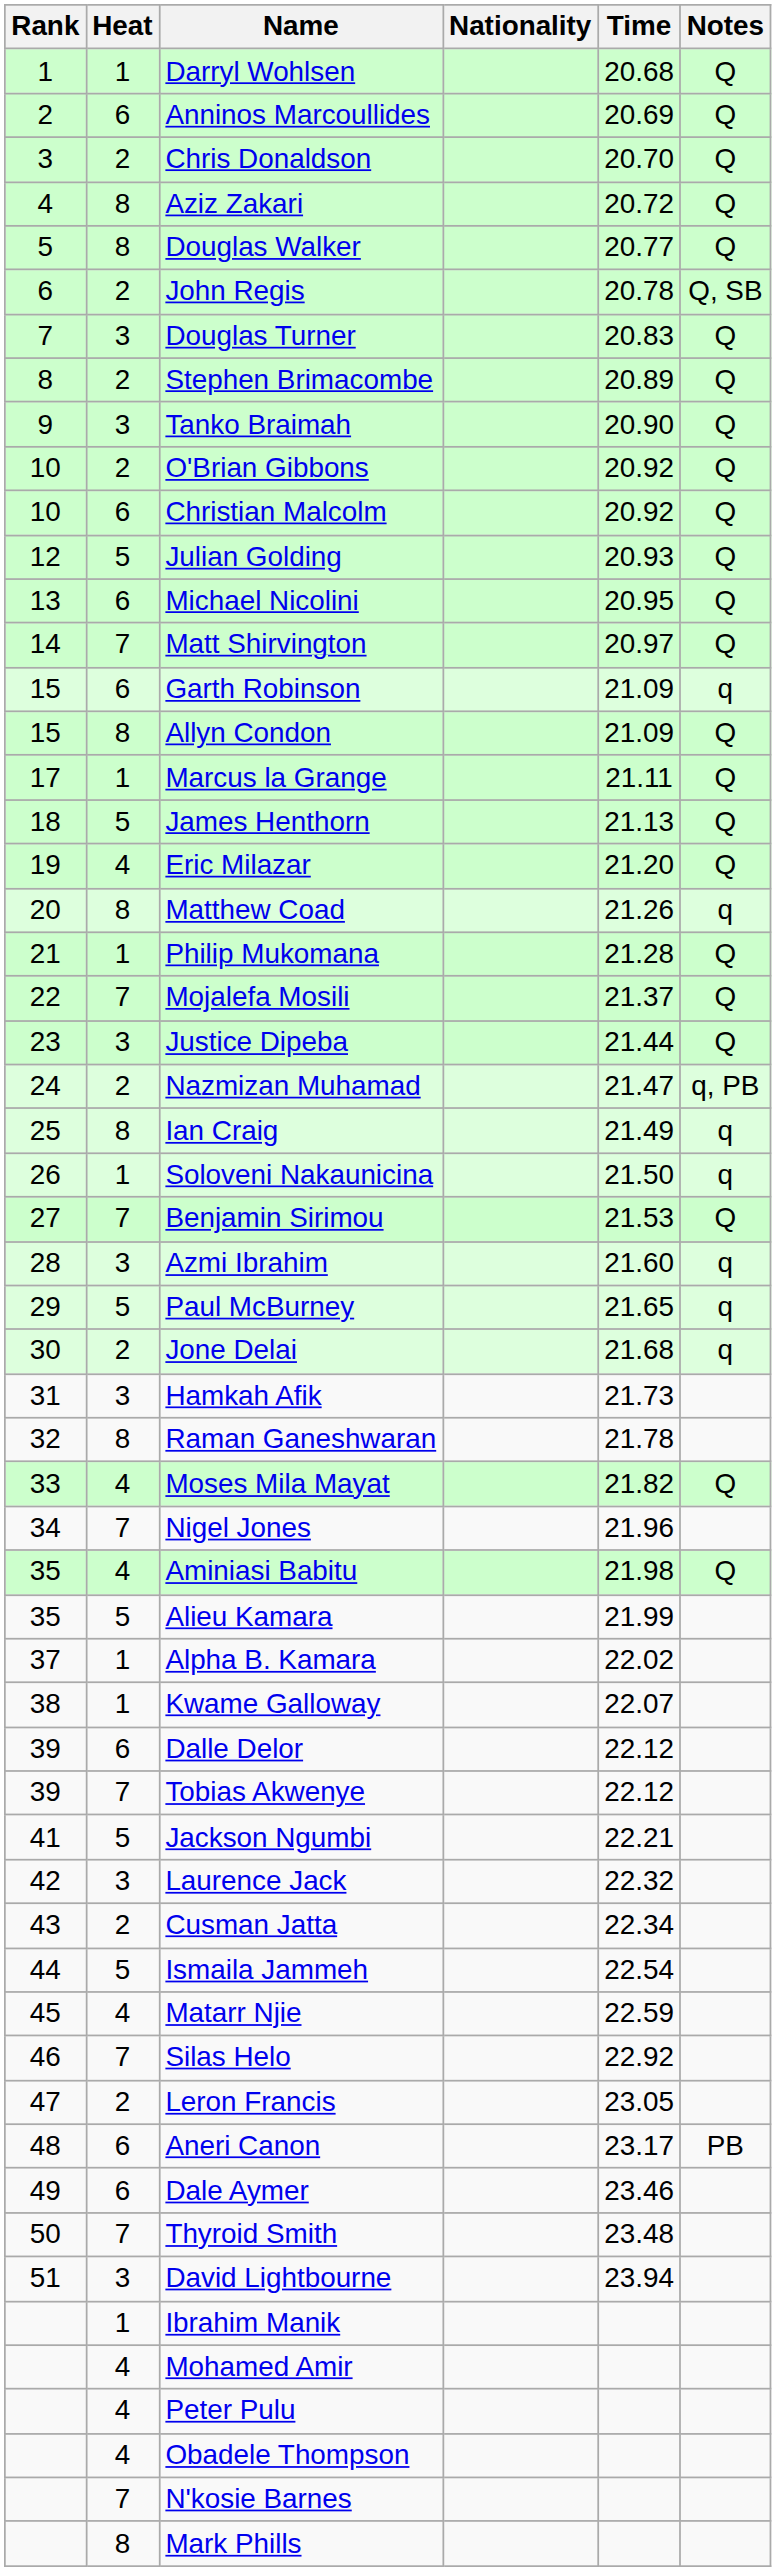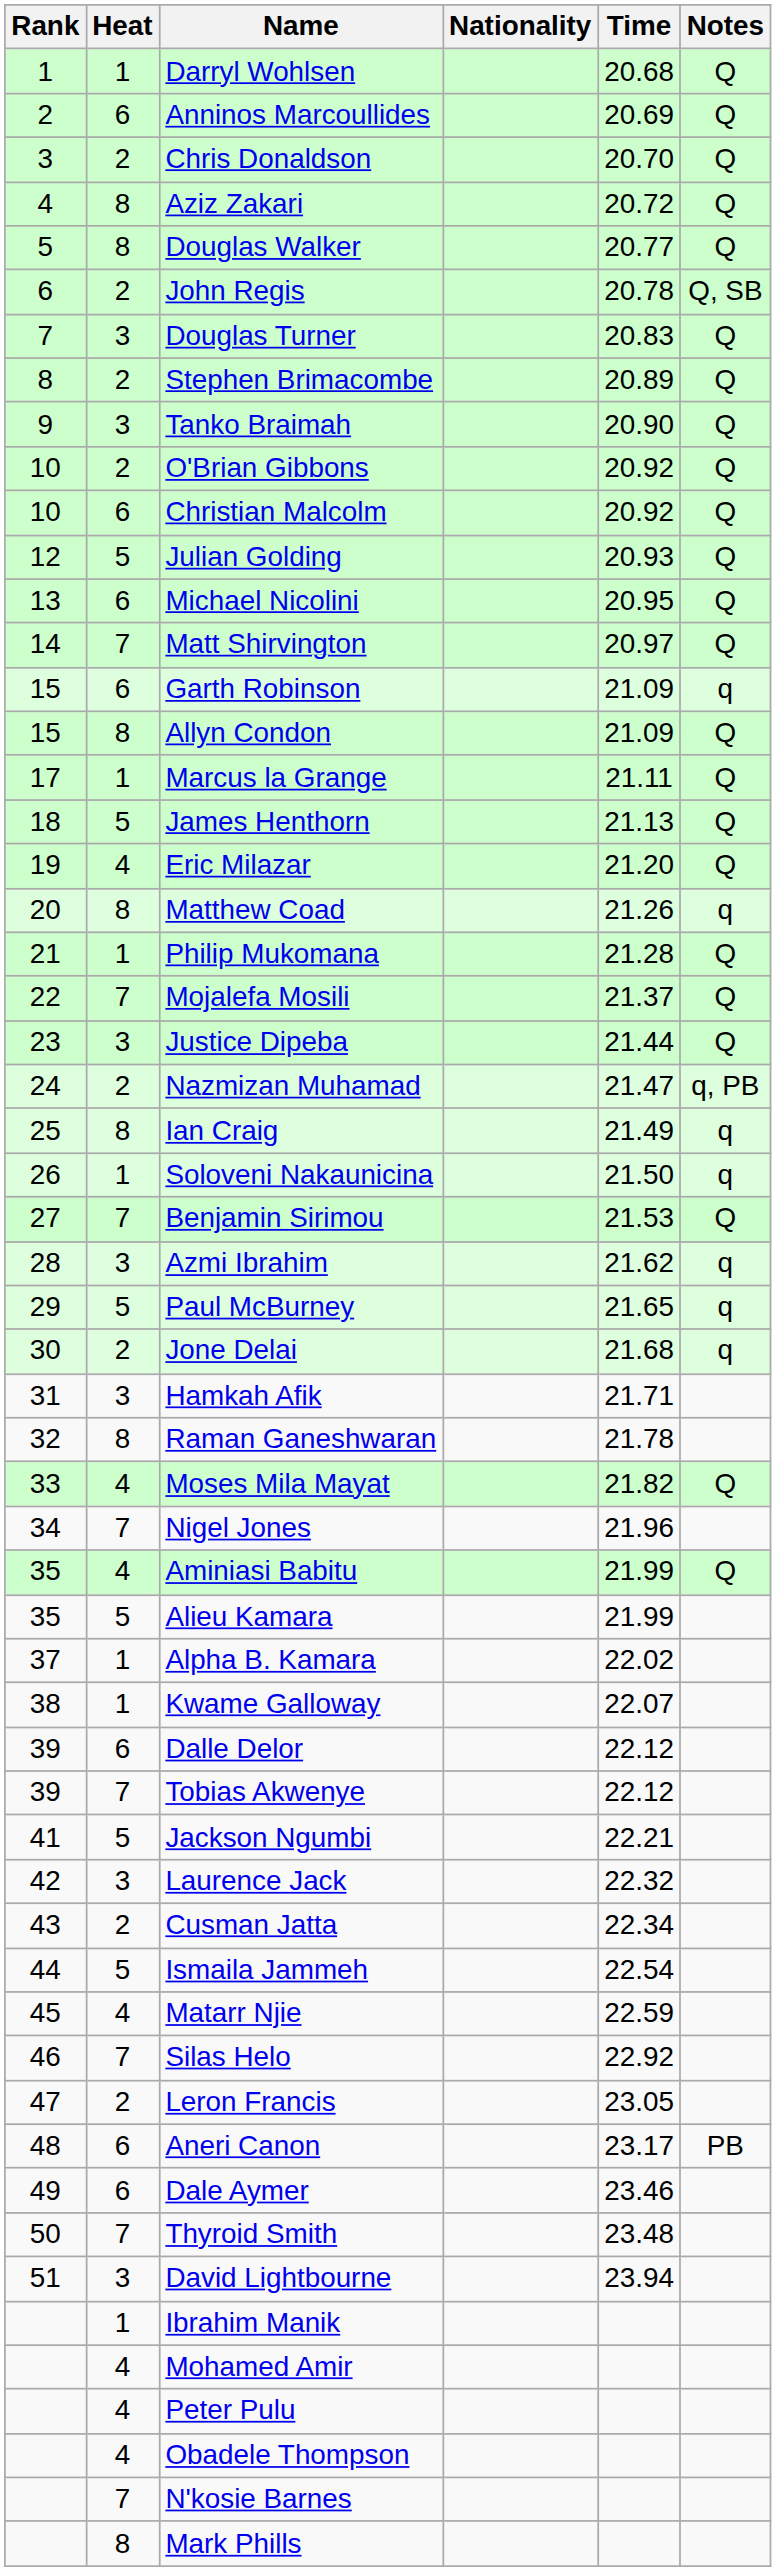(639, 1262) 21.60 -> (639, 1262) 21.62
(639, 1395) 21.73 -> (639, 1395) 21.71
(639, 1571) 21.98 -> (639, 1571) 21.99
